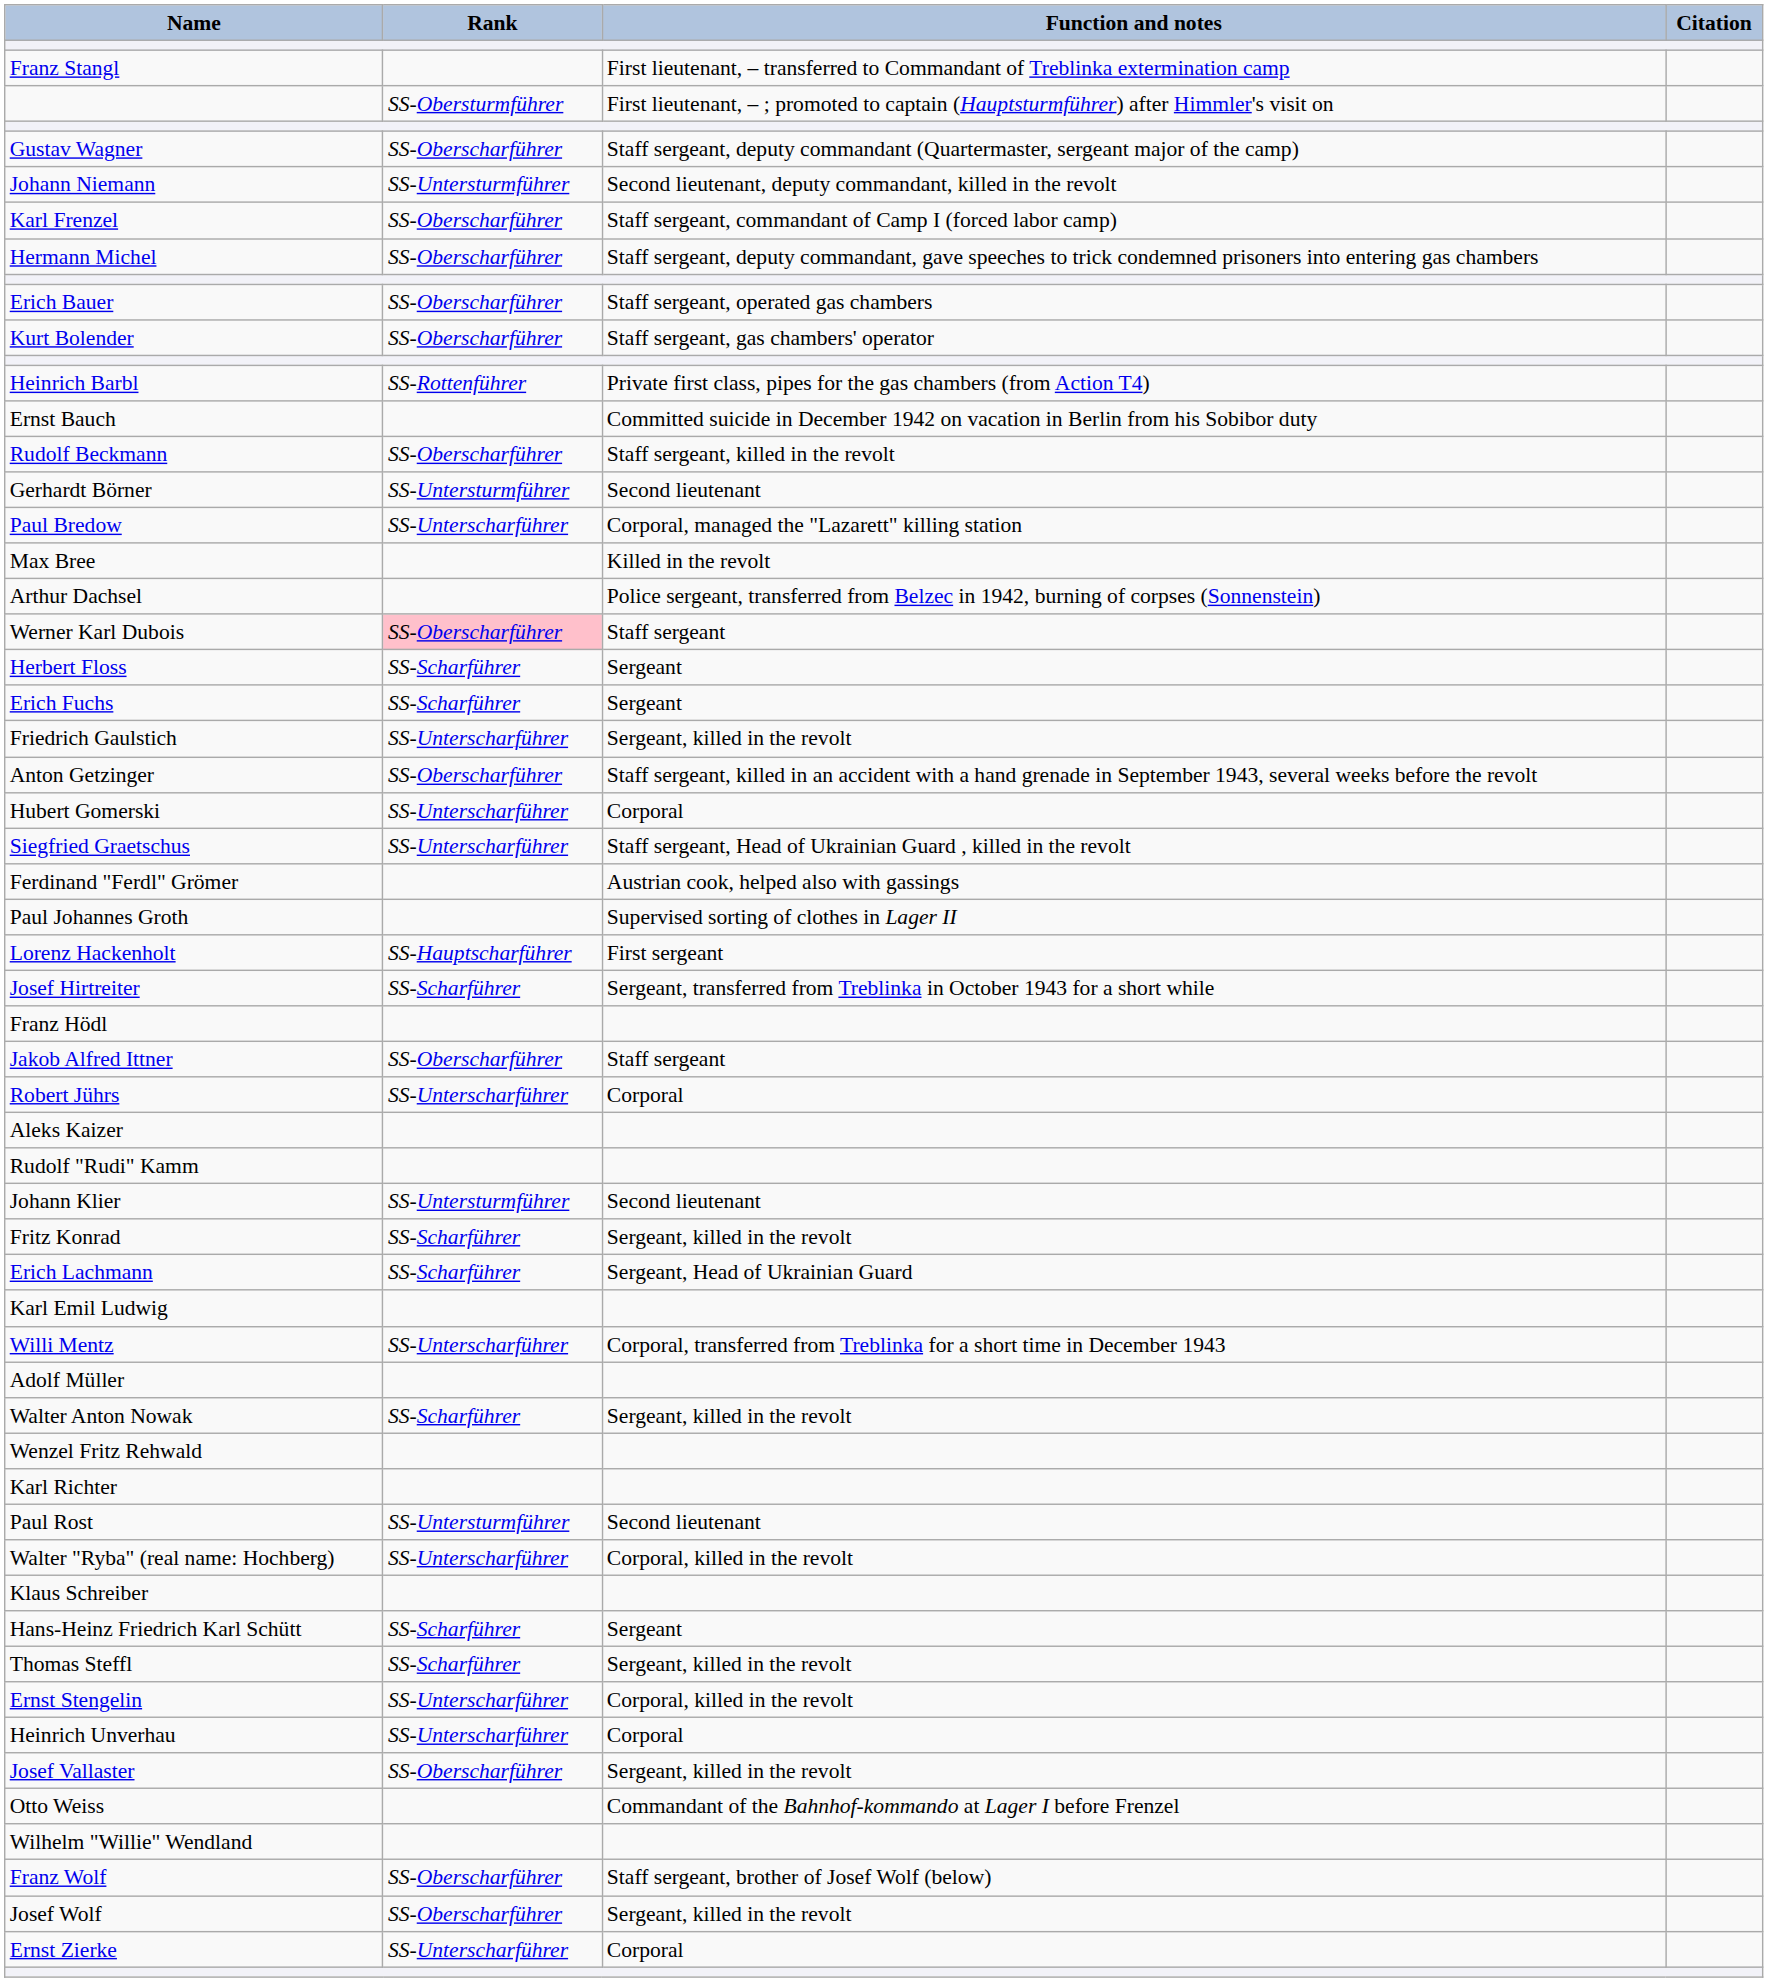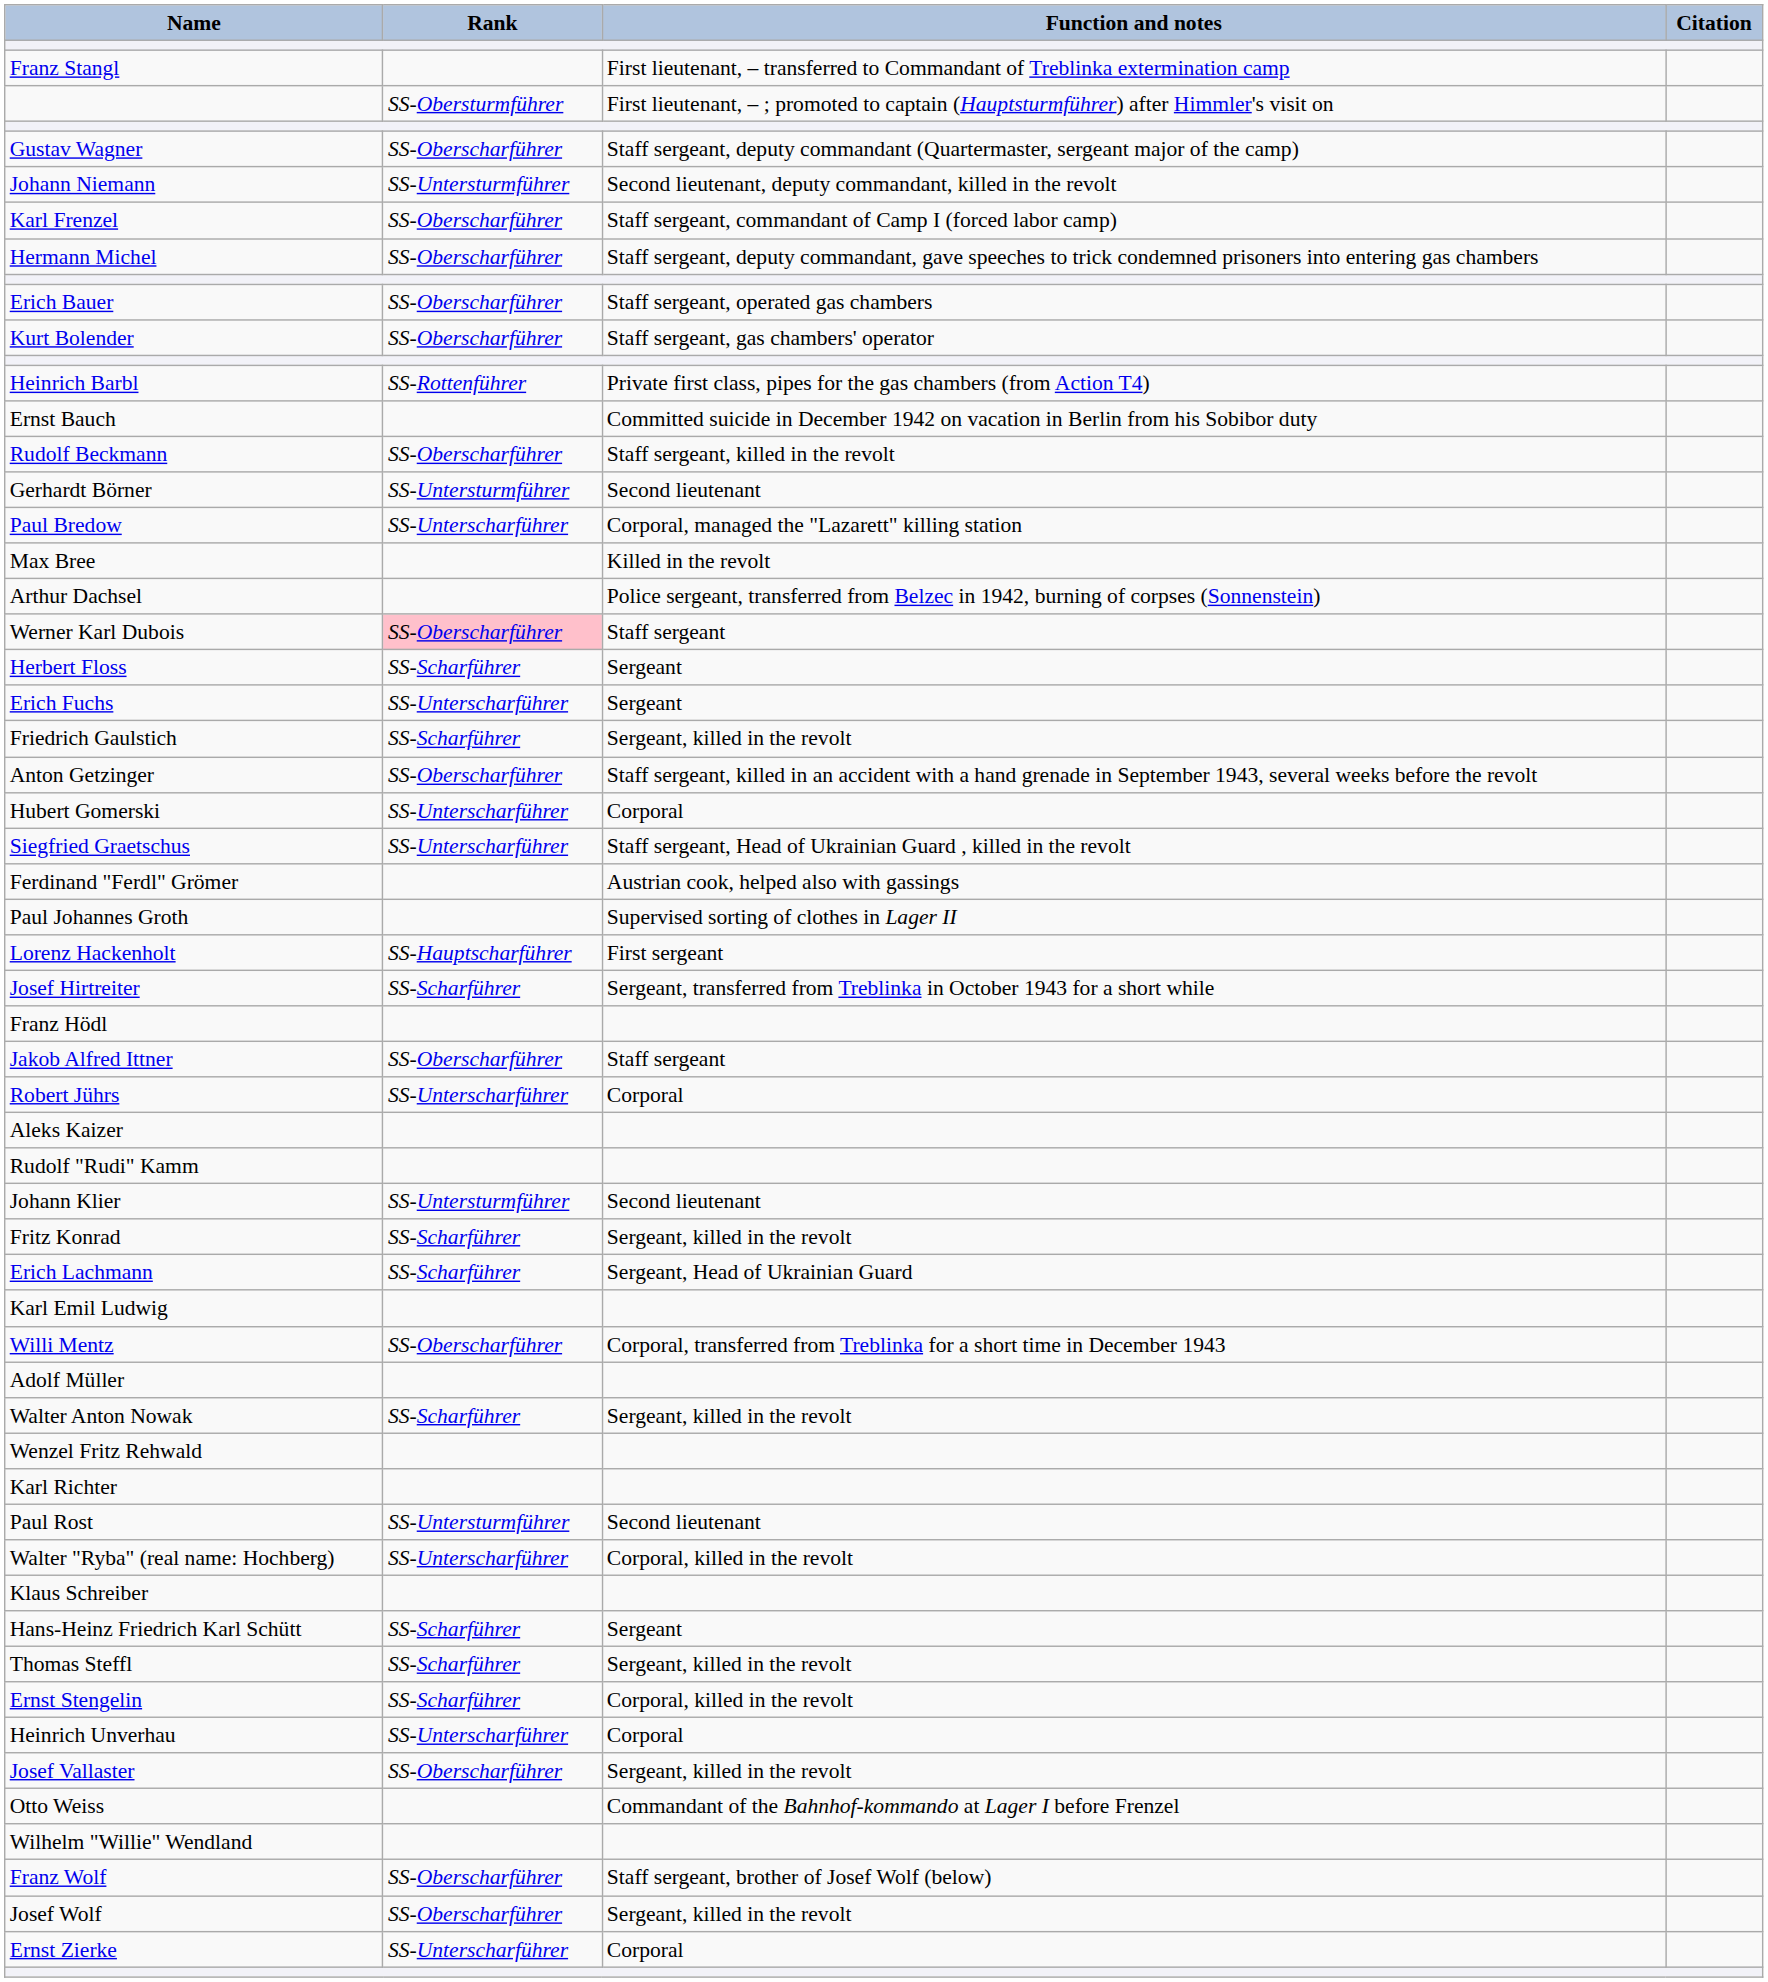(454, 703) SS-Scharführer -> (478, 703) SS-Unterscharführer
(478, 738) SS-Unterscharführer -> (454, 738) SS-Scharführer
(478, 1343) SS-Unterscharführer -> (475, 1343) SS-Oberscharführer
(478, 1699) SS-Unterscharführer -> (454, 1699) SS-Scharführer
